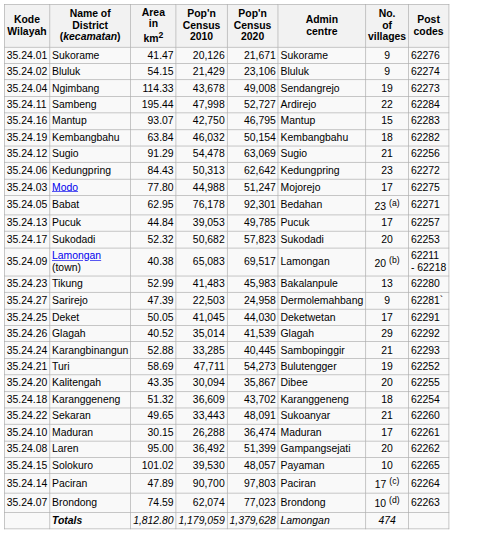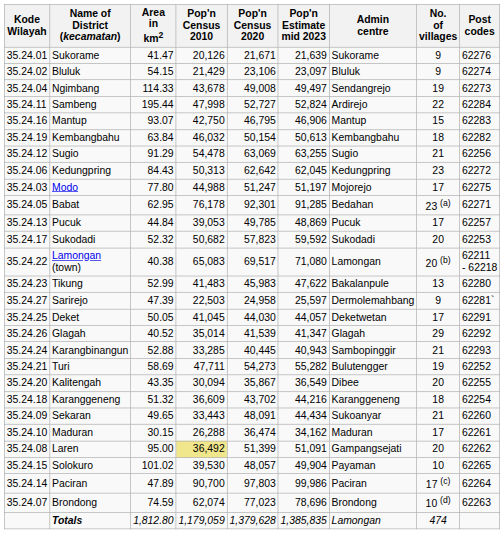+ column: (304, 25)
(27, 262) 35.24.09 -> (27, 262) 35.24.22
(27, 416) 35.24.22 -> (27, 416) 35.24.09
(209, 449) no background -> (209, 449) khaki background
